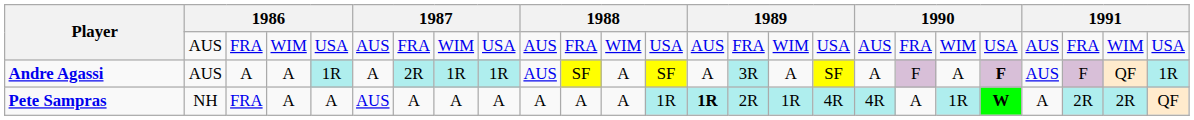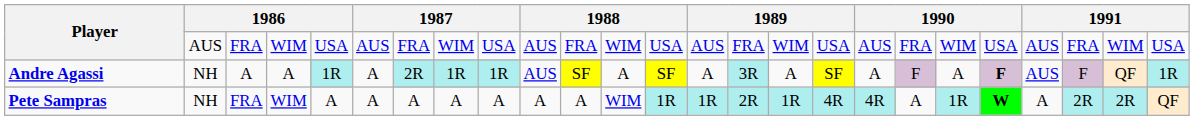(205, 73) AUS -> (205, 73) NH
(289, 100) A -> (289, 100) WIM
(373, 100) AUS -> (373, 100) A
(623, 100) A -> (623, 100) WIM
(707, 100) bold -> (707, 100) normal
